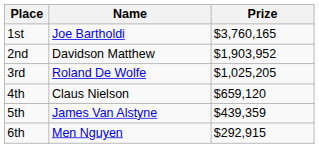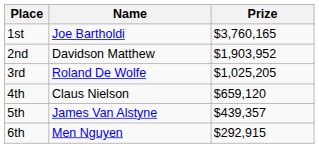(240, 113) $439,359 -> (240, 113) $439,357
